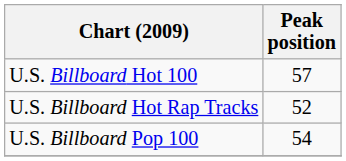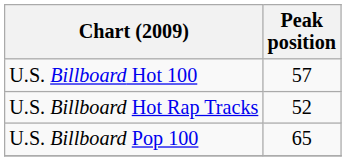(302, 139) 54 -> (302, 139) 65
